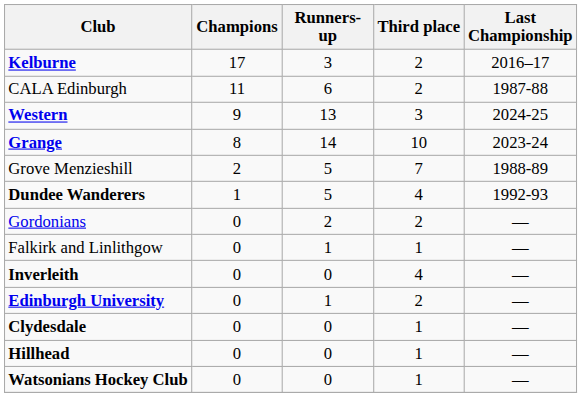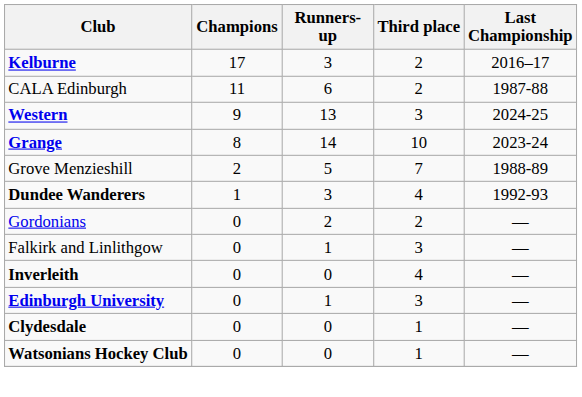(328, 194) 5 -> (328, 194) 3
(419, 247) 1 -> (419, 247) 3
(419, 300) 2 -> (419, 300) 3
- row: (39, 353)
